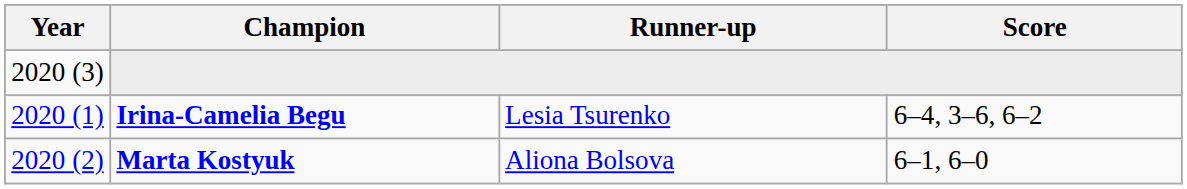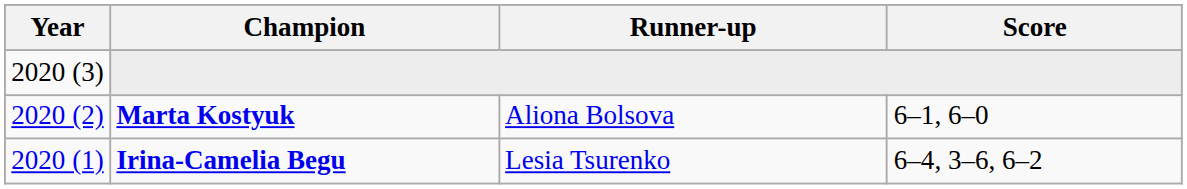rows swapped: (205, 161) <-> (231, 116)
